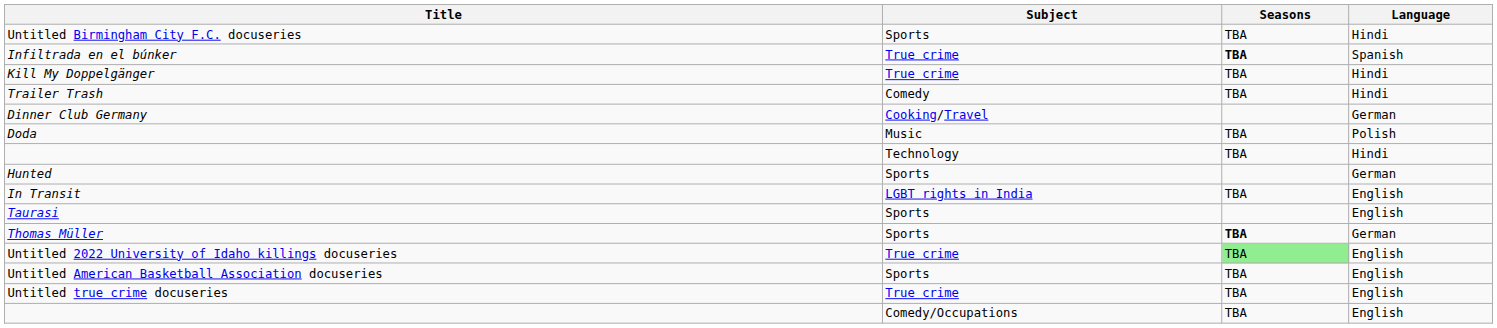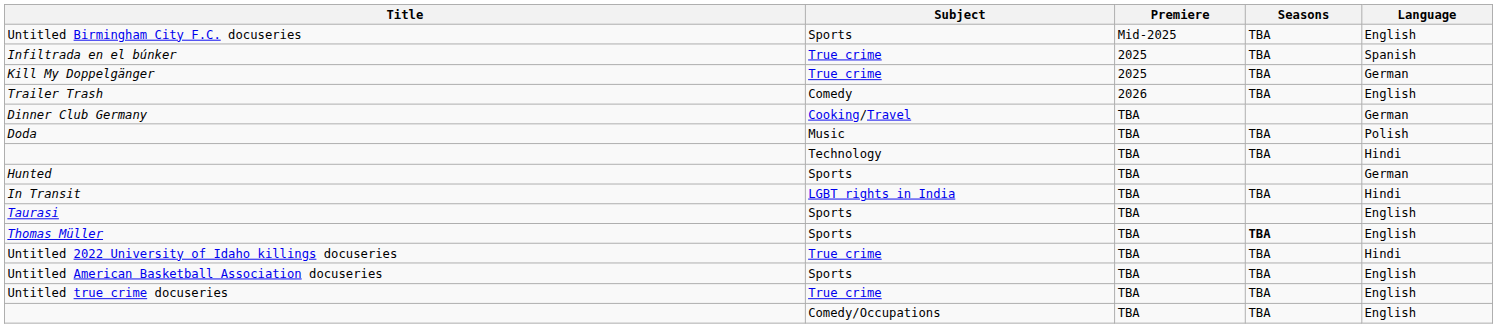+ column: (1180, 14)
(1370, 34) Hindi -> (1390, 34) English
(1236, 54) bold -> (1260, 54) normal
(1370, 74) Hindi -> (1387, 74) German
(1370, 94) Hindi -> (1390, 94) English
(1378, 194) English -> (1383, 194) Hindi
(1374, 234) German -> (1390, 234) English
(1236, 253) lightgreen background -> (1260, 253) no background
(1378, 253) English -> (1383, 253) Hindi
